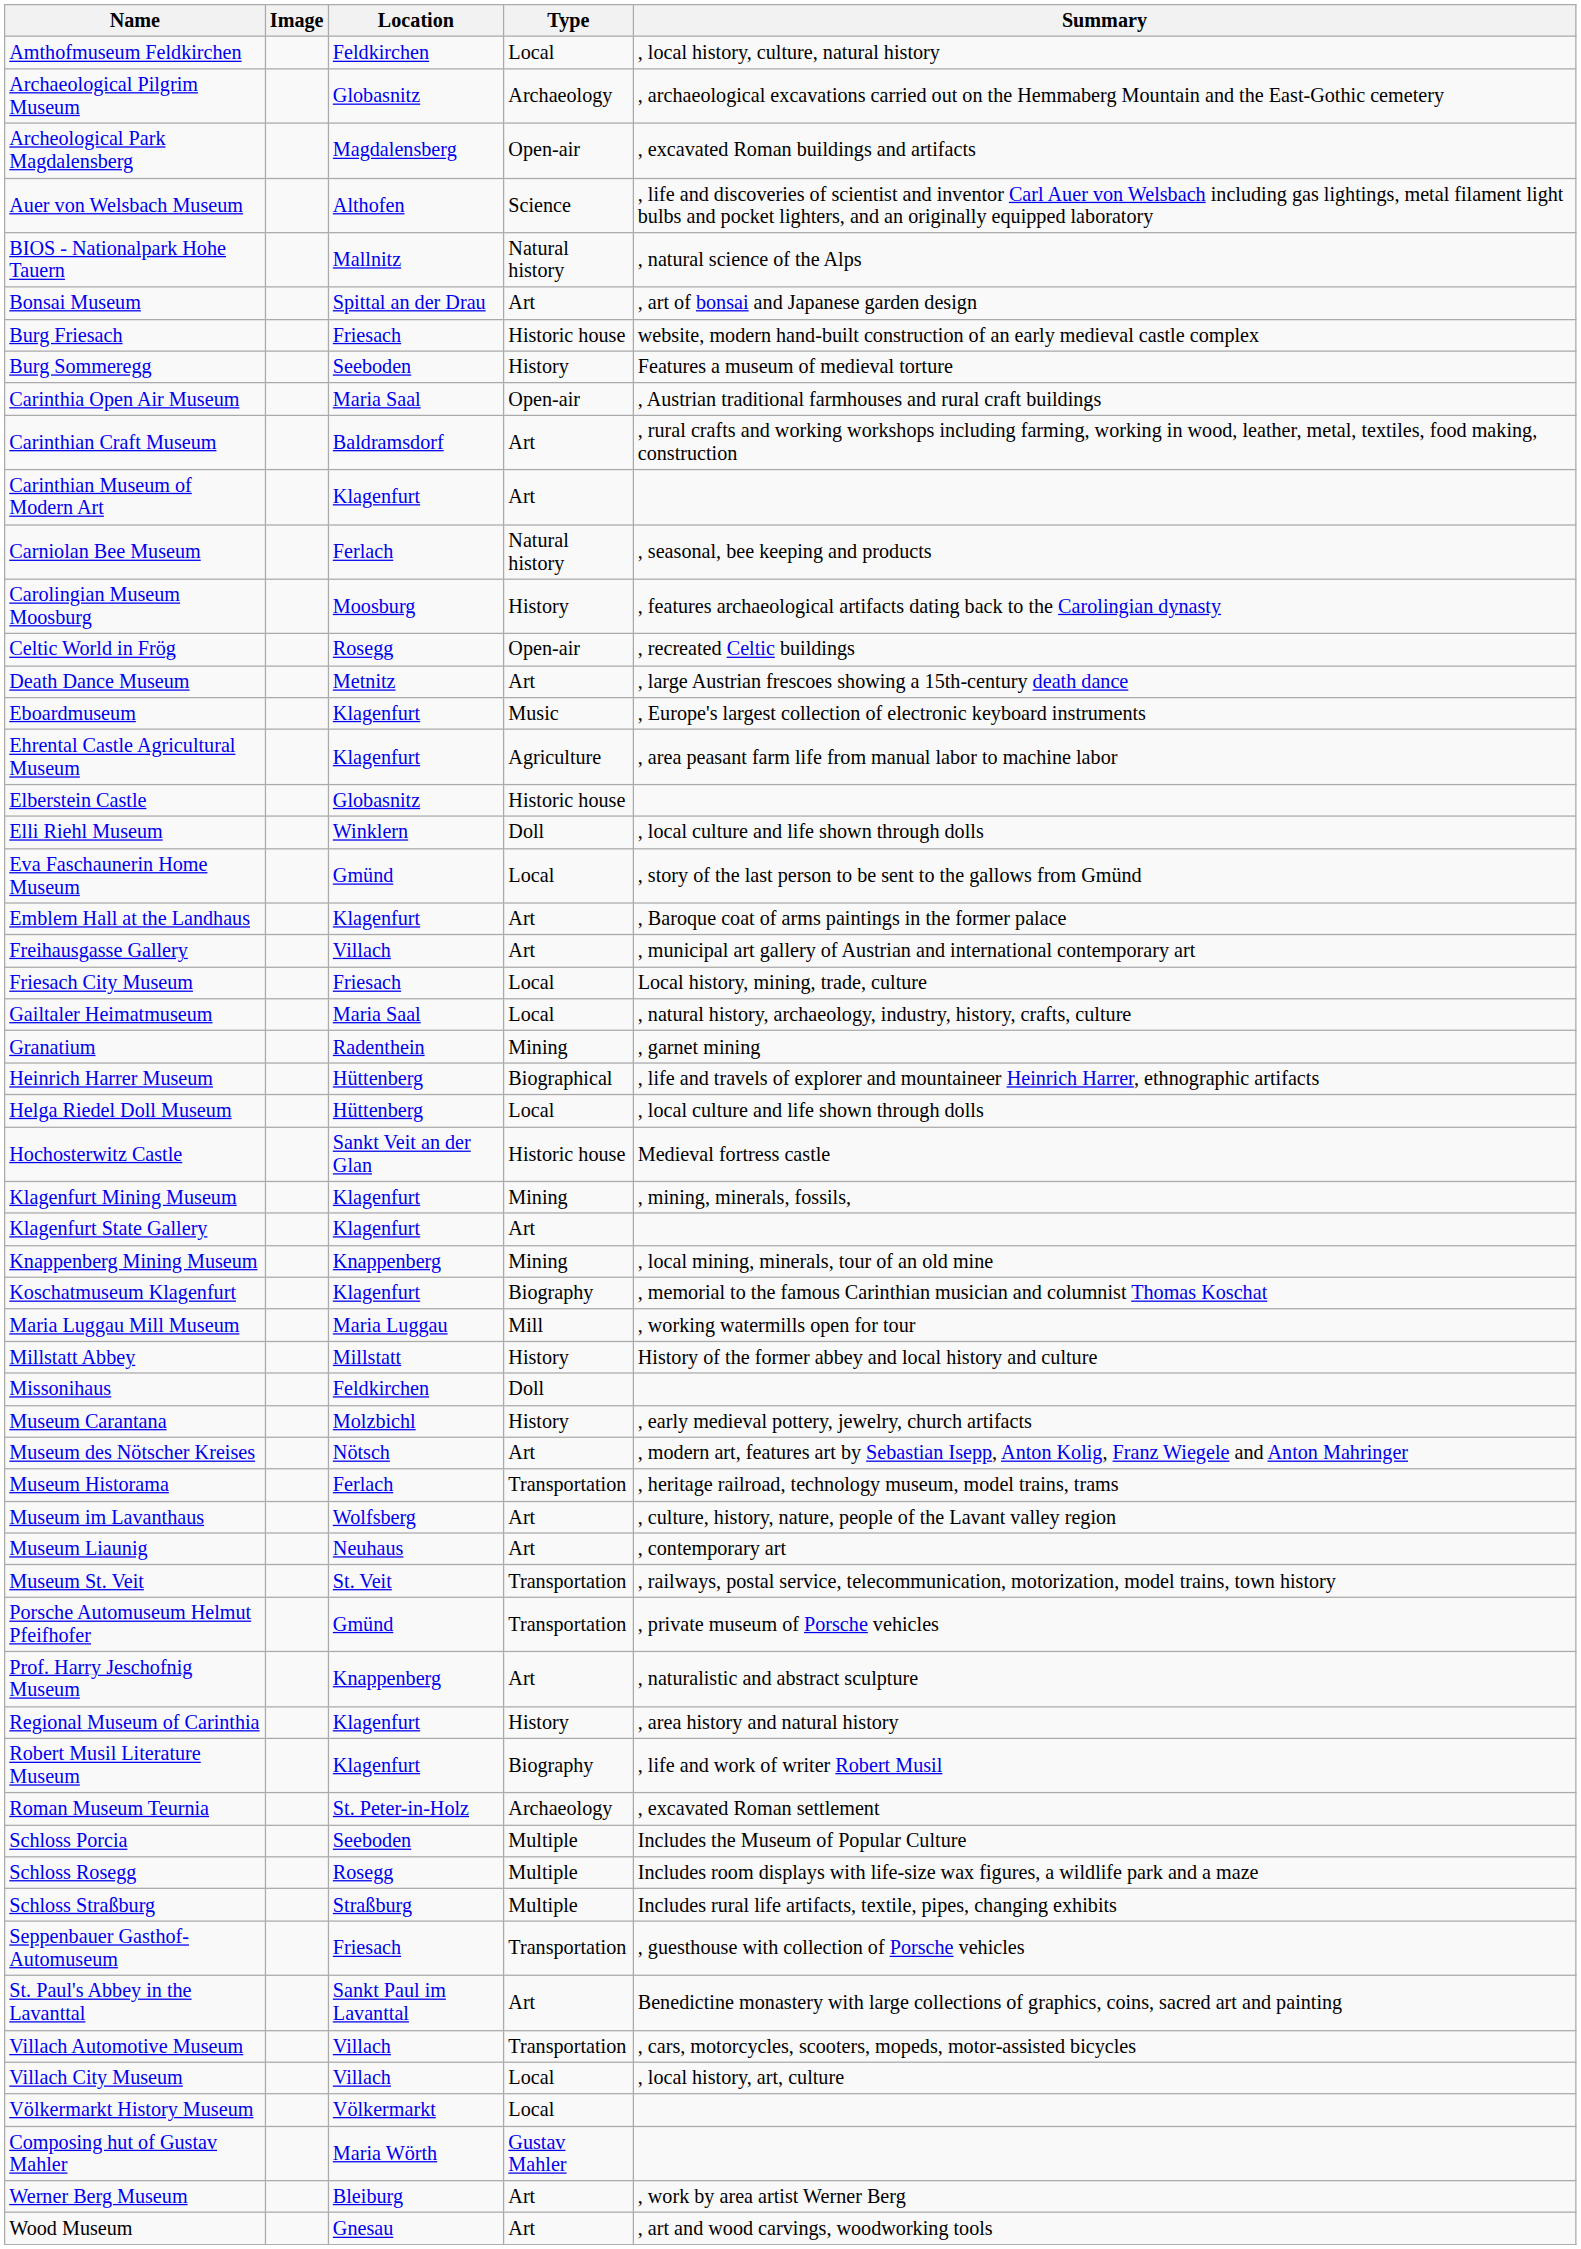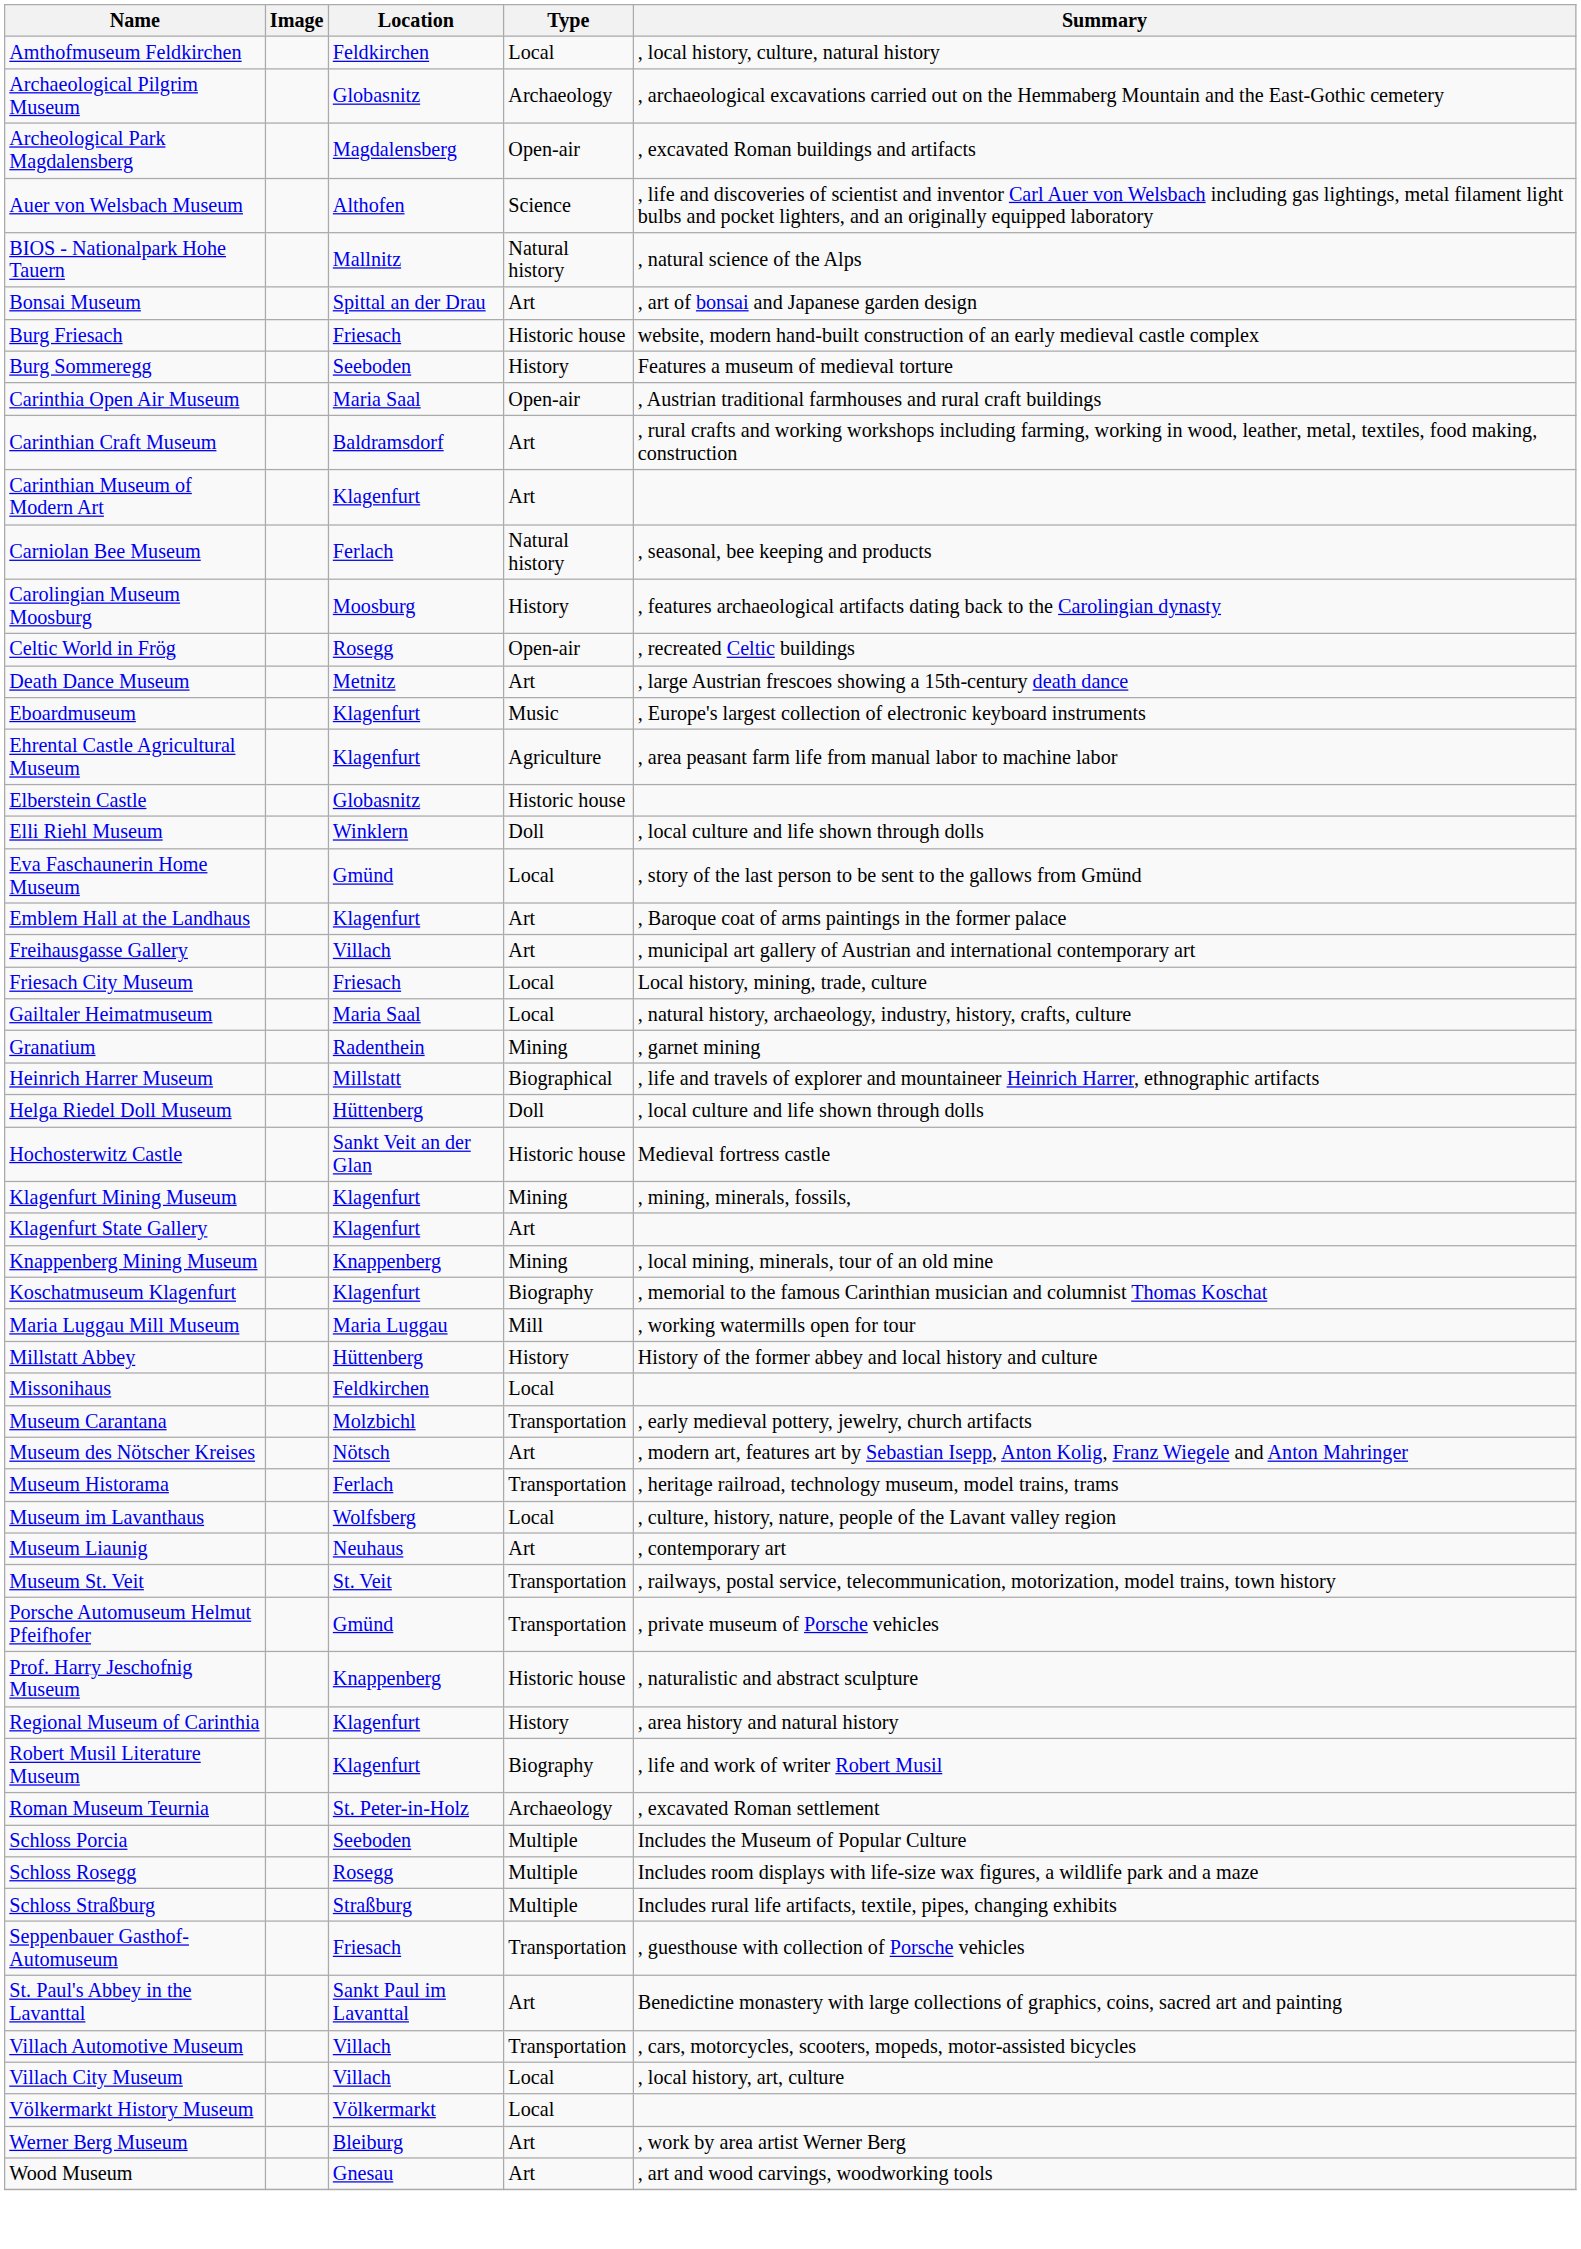(378, 1078) Hüttenberg -> (367, 1078) Millstatt
(531, 1110) Local -> (526, 1110) Doll
(367, 1357) Millstatt -> (378, 1357) Hüttenberg
(526, 1389) Doll -> (531, 1389) Local
(539, 1420) History -> (567, 1420) Transportation
(522, 1516) Art -> (531, 1516) Local
(522, 1678) Art -> (567, 1678) Historic house
- row: (113, 2153)
